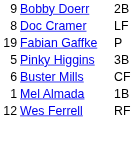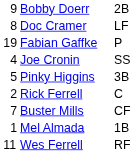+ row: (50, 60)
+ row: (51, 94)
(10, 77) 6 -> (10, 110) 7
(10, 110) 12 -> (10, 144) 11
